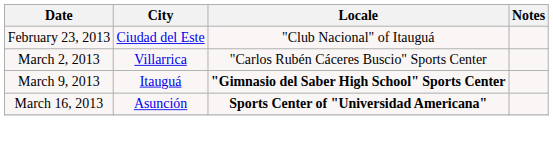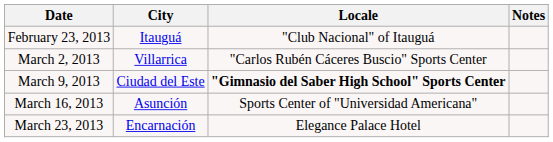(161, 37) Ciudad del Este -> (161, 37) Itauguá
(161, 81) Itauguá -> (161, 81) Ciudad del Este
(358, 103) bold -> (358, 103) normal
+ row: (59, 125)
